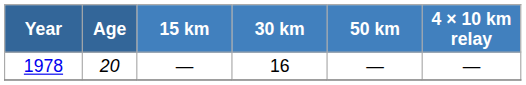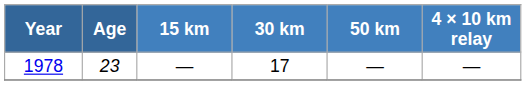(110, 66) 20 -> (110, 66) 23
(280, 66) 16 -> (280, 66) 17
